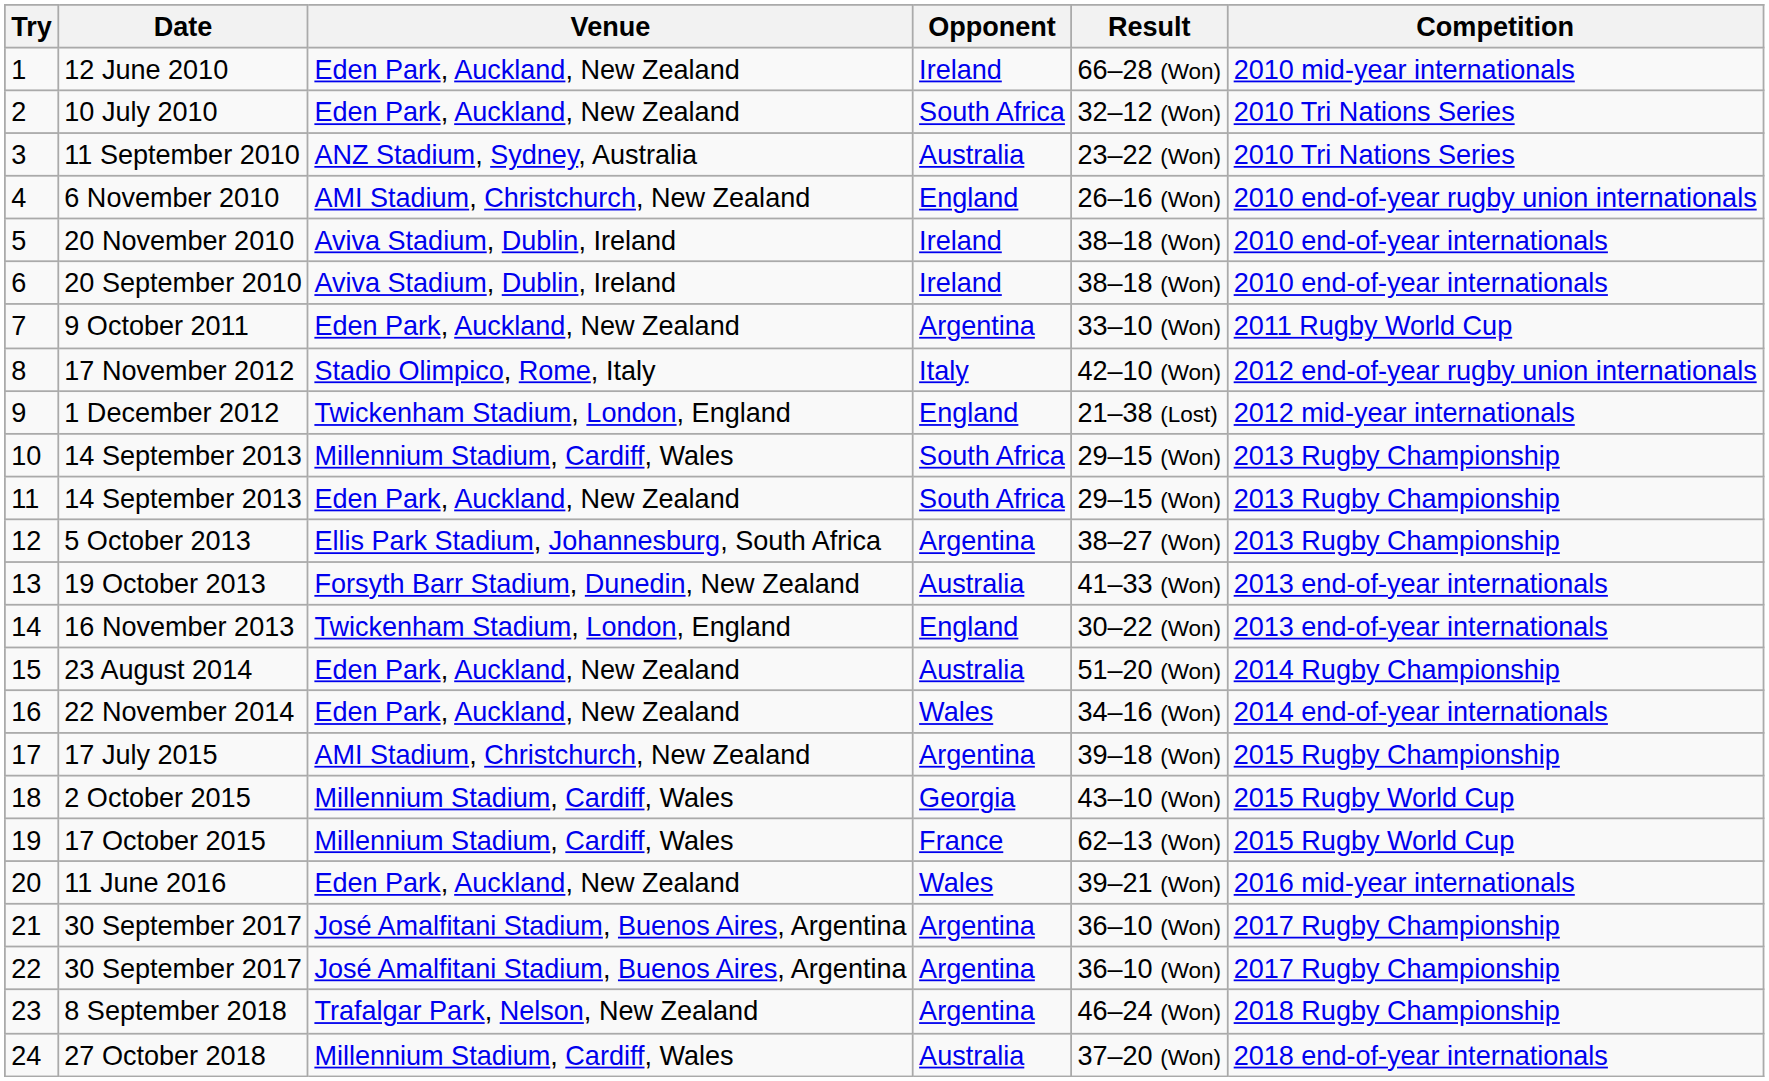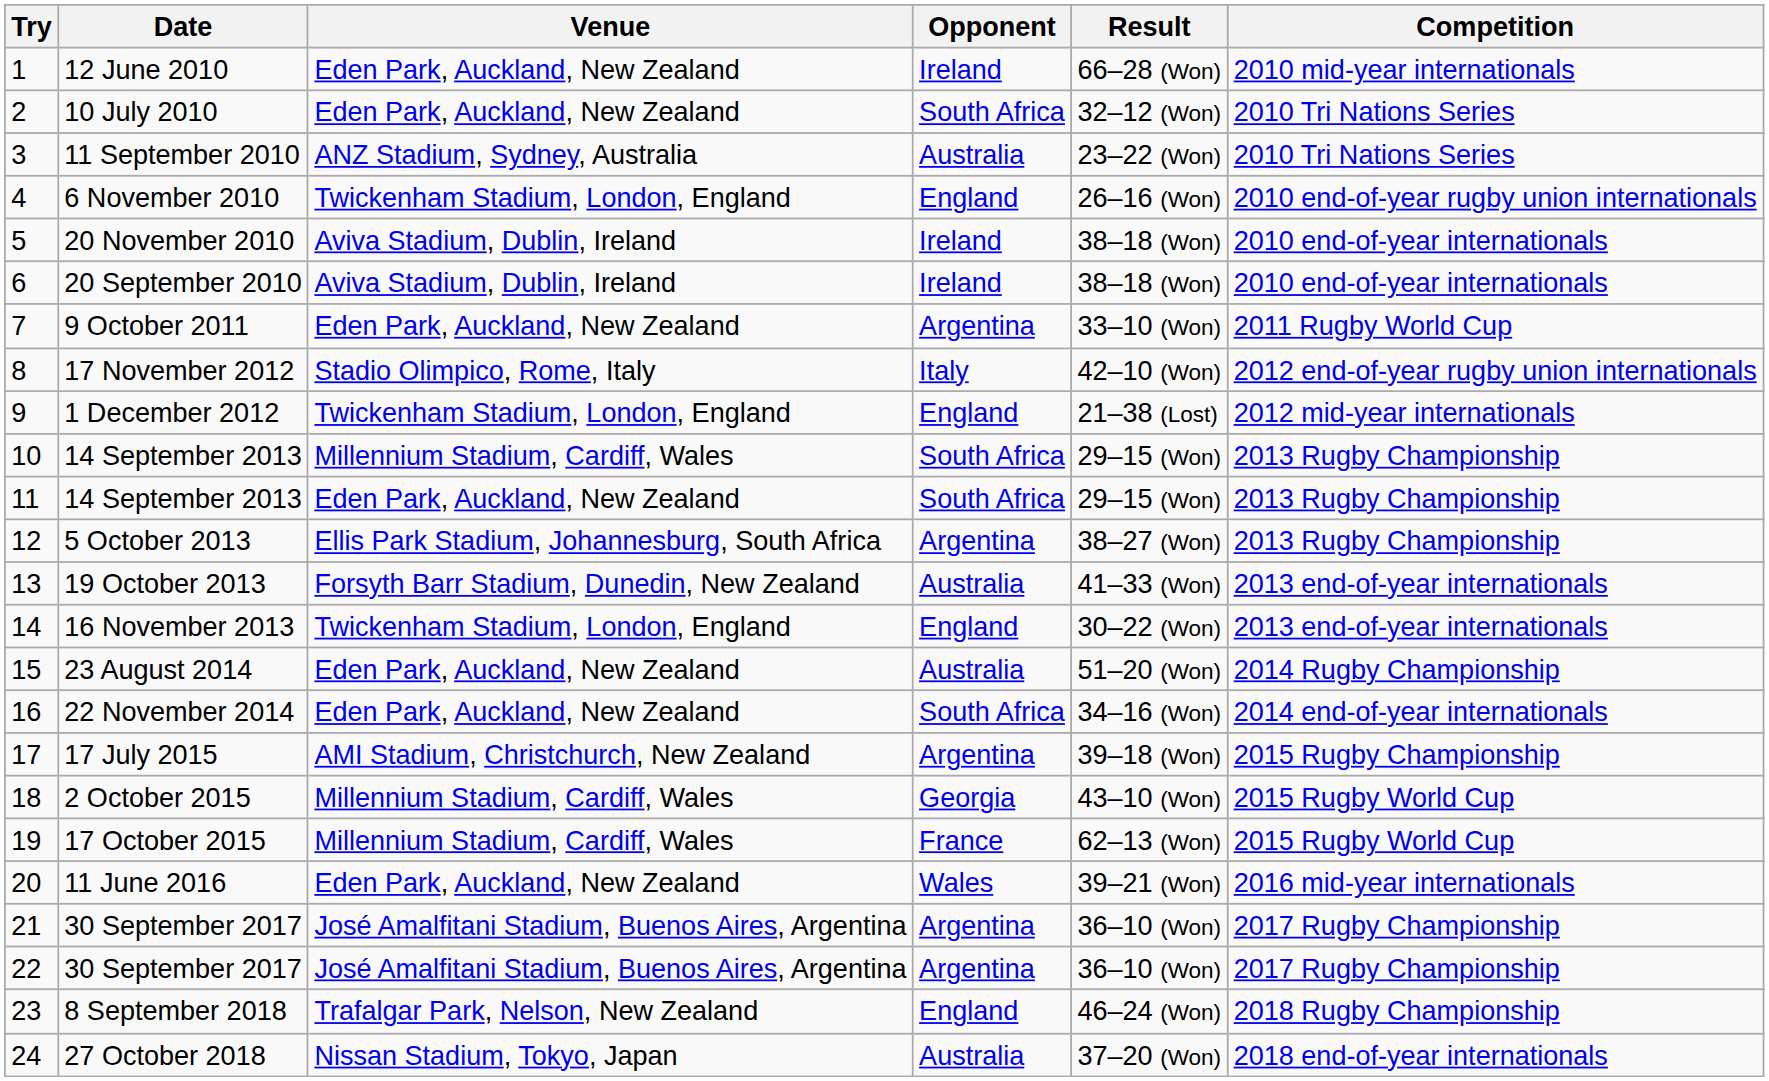(562, 198) AMI Stadium, Christchurch, New Zealand -> (553, 198) Twickenham Stadium, London, England
(956, 712) Wales -> (992, 712) South Africa
(977, 1012) Argentina -> (969, 1012) England
(524, 1054) Millennium Stadium, Cardiff, Wales -> (496, 1054) Nissan Stadium, Tokyo, Japan
